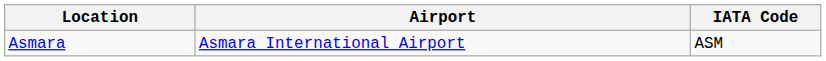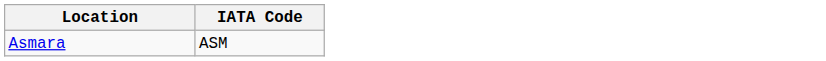- column: (443, 18)
